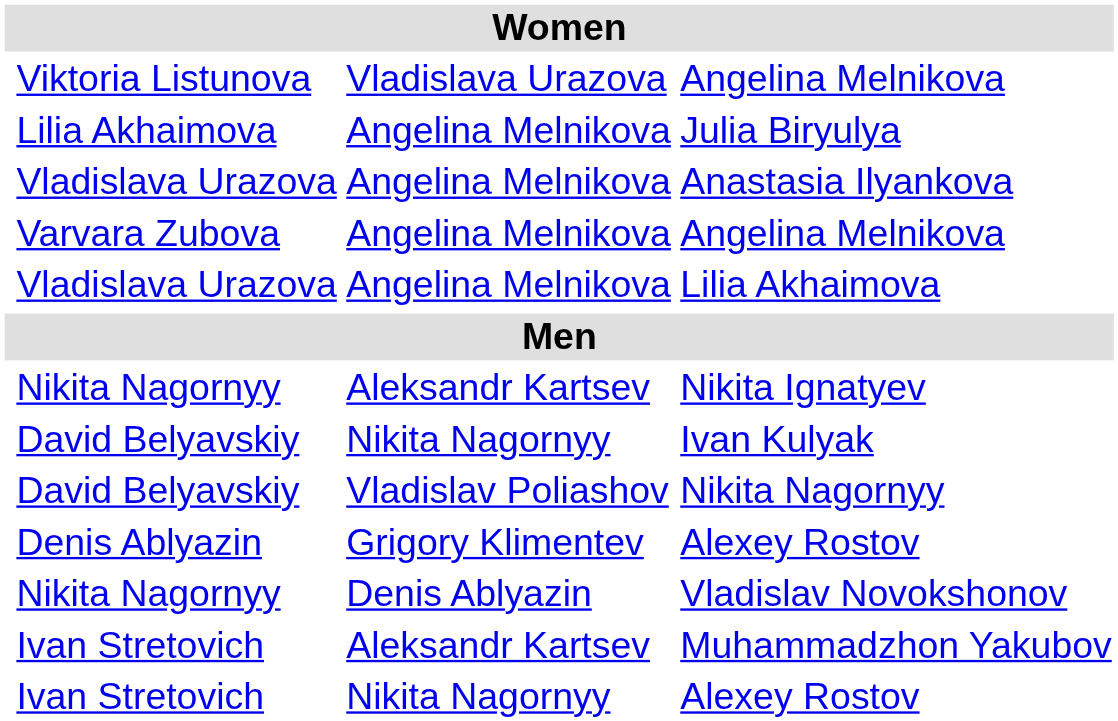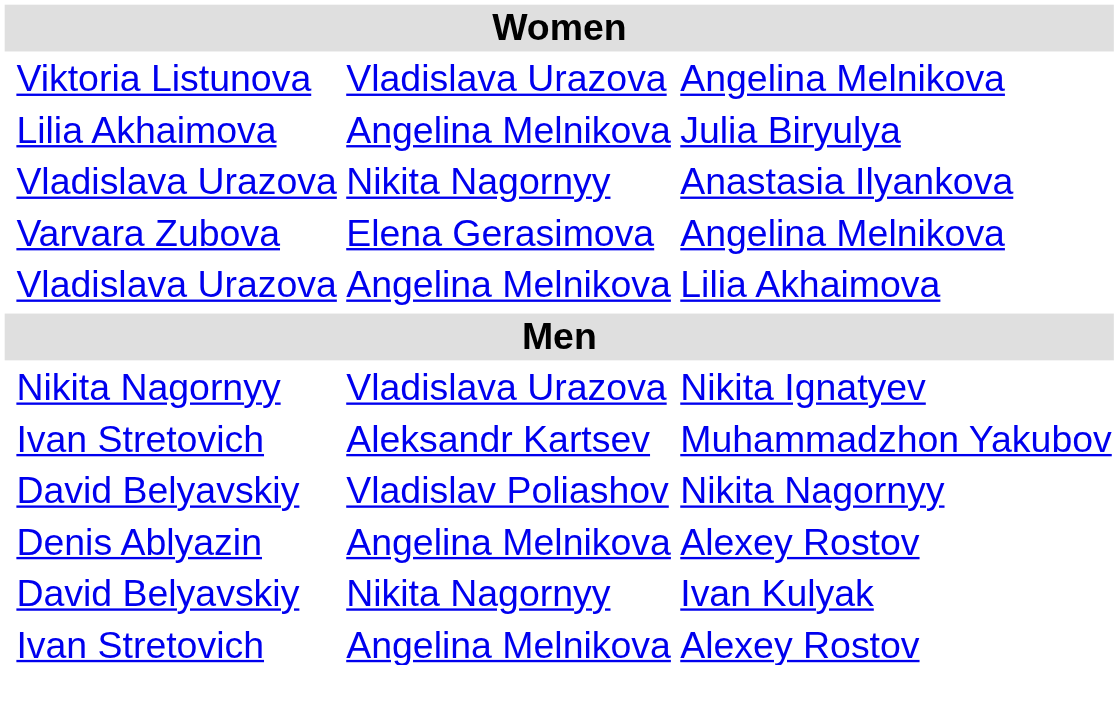(509, 181) Angelina Melnikova -> (478, 181) Nikita Nagornyy
(509, 233) Angelina Melnikova -> (500, 233) Elena Gerasimova
(498, 387) Aleksandr Kartsev -> (506, 387) Vladislava Urazova
rows swapped: (140, 645) <-> (158, 439)
(495, 542) Grigory Klimentev -> (509, 542) Angelina Melnikova
- row: (149, 593)
(478, 696) Nikita Nagornyy -> (509, 645) Angelina Melnikova
